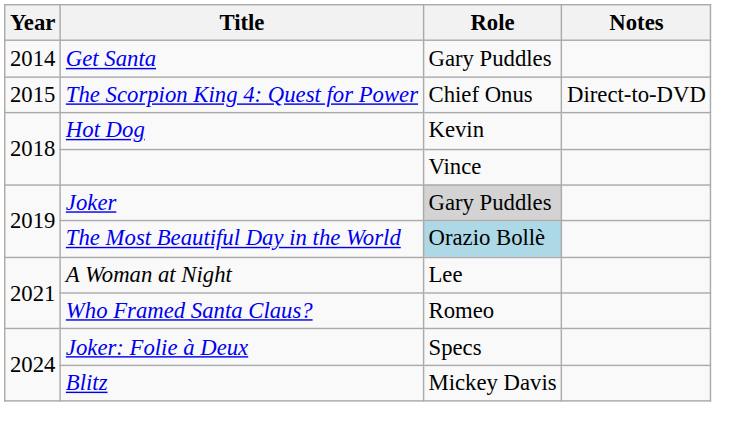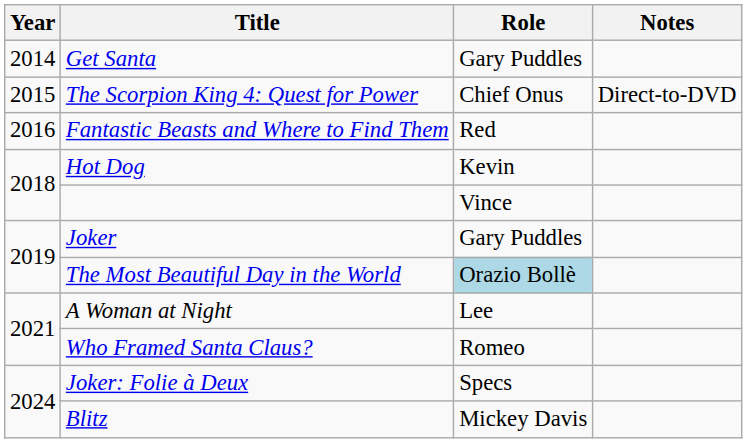+ row: (257, 130)
(490, 202) lightgrey background -> (521, 238) no background
